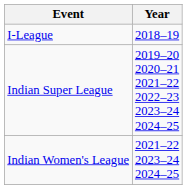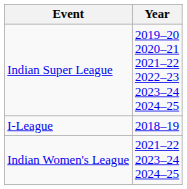rows swapped: (30, 34) <-> (60, 90)
